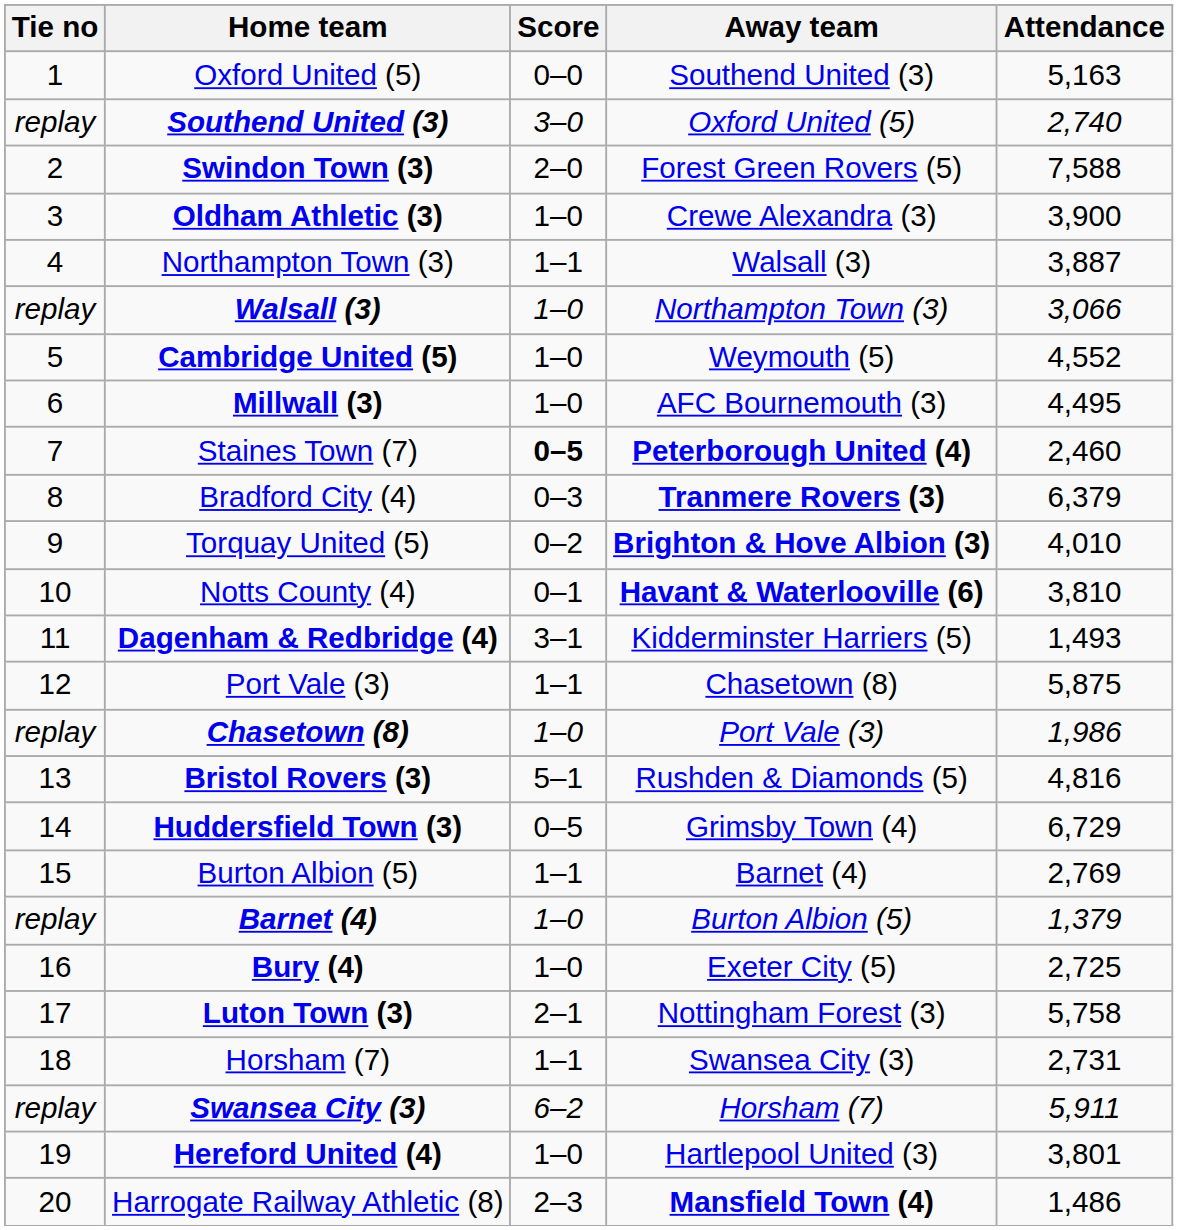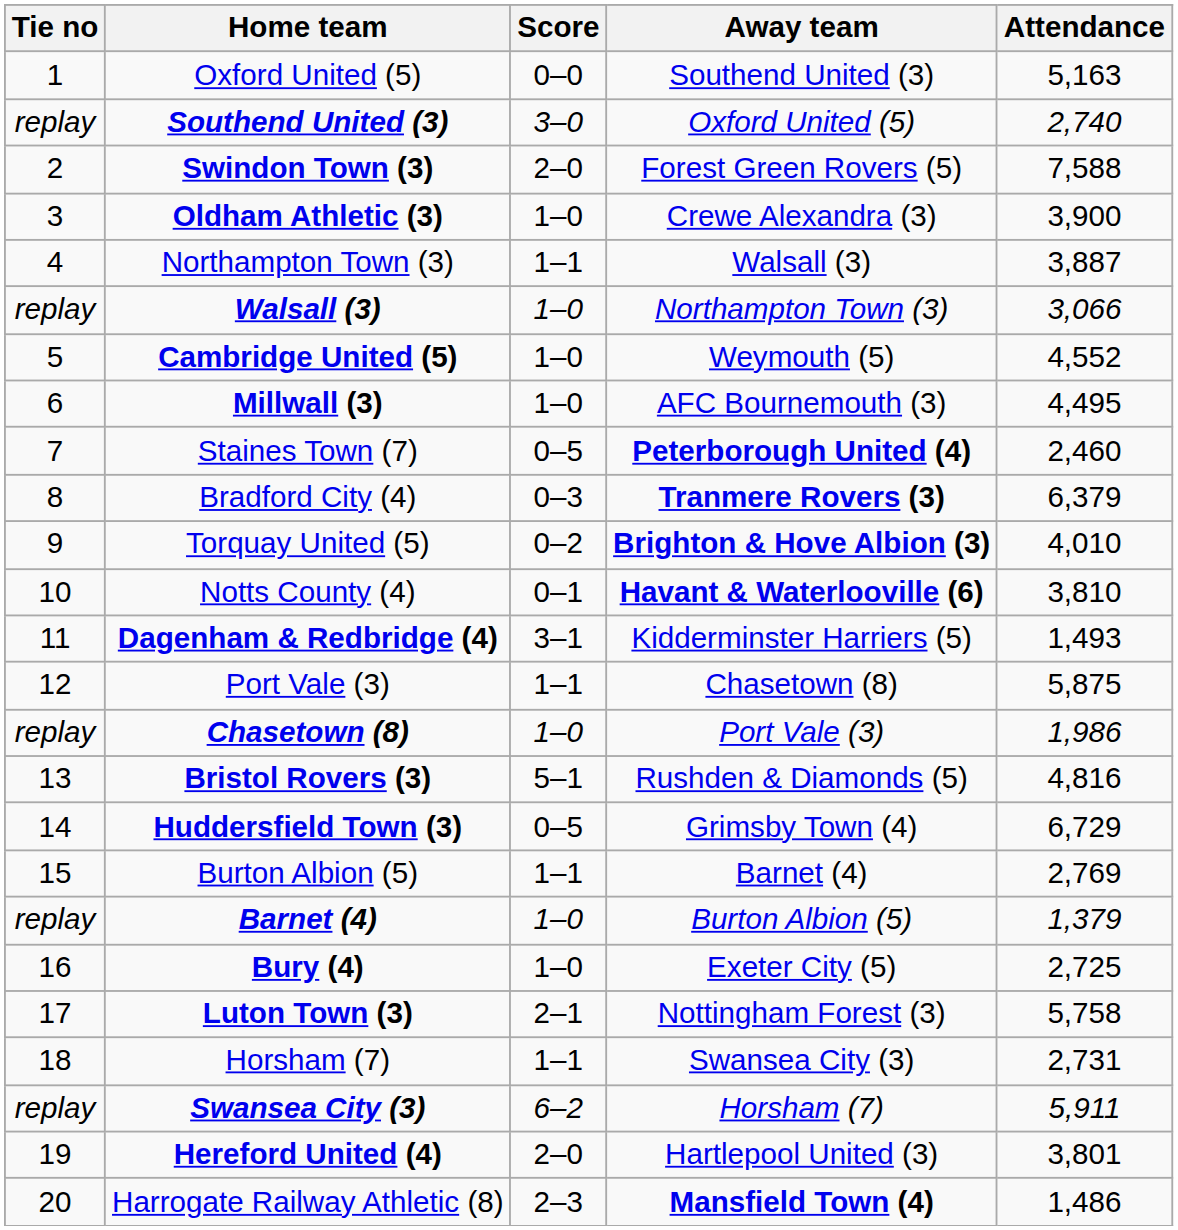(558, 450) bold -> (558, 450) normal
(558, 1154) 1–0 -> (558, 1154) 2–0
